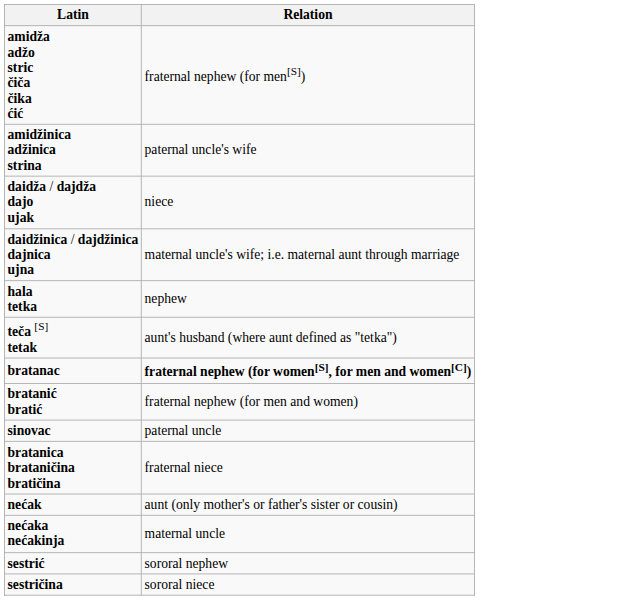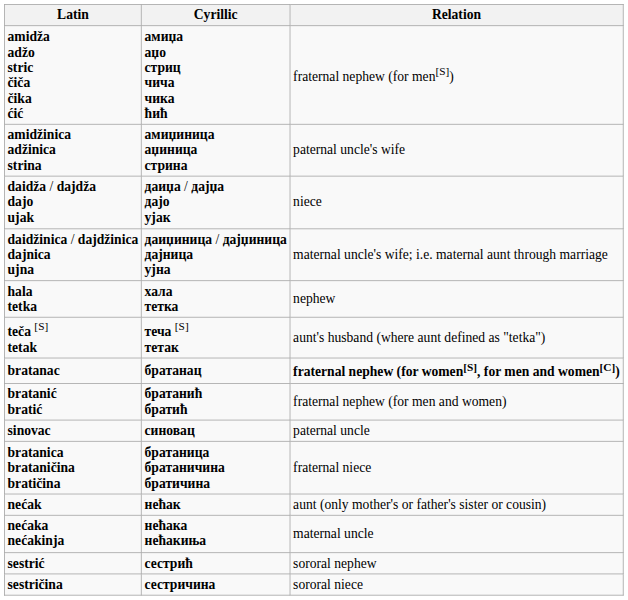+ column: (216, 15)
